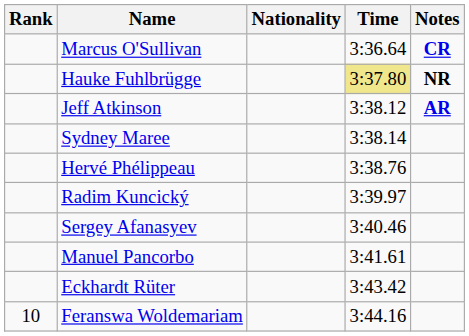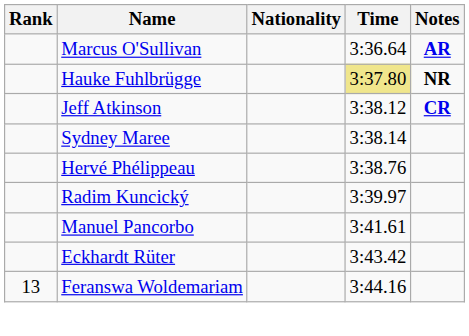(437, 49) CR -> (437, 49) AR
(437, 108) AR -> (437, 108) CR
- row: (129, 227)
(31, 316) 10 -> (31, 286) 13
